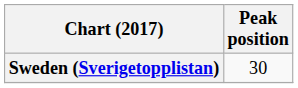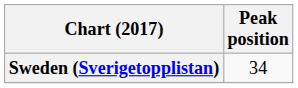(258, 67) 30 -> (258, 67) 34
